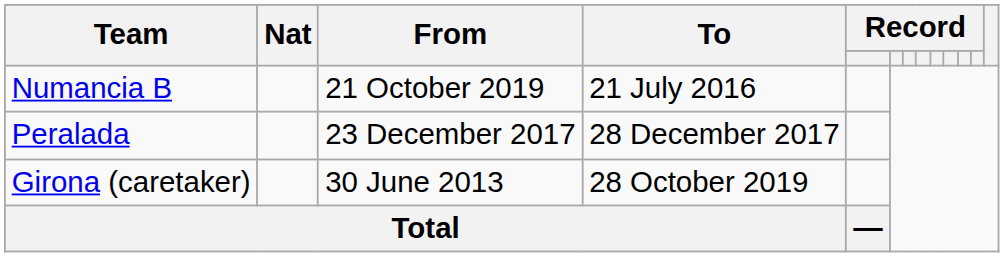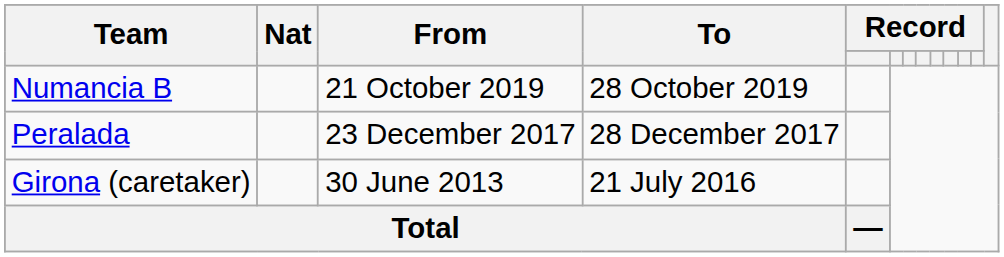(673, 88) 21 July 2016 -> (699, 88) 28 October 2019
(699, 181) 28 October 2019 -> (673, 181) 21 July 2016
